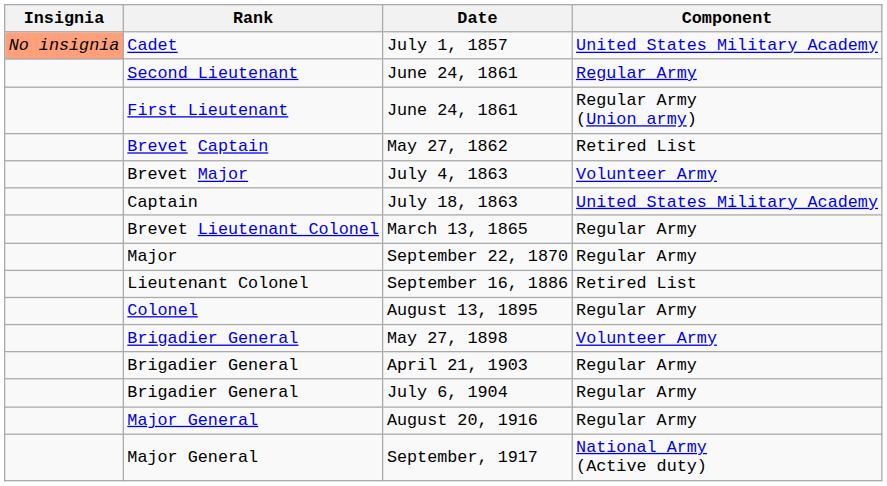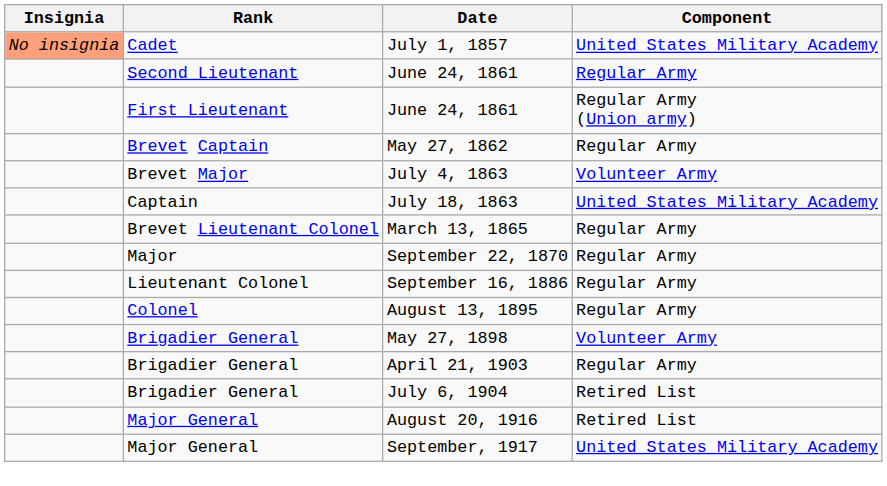(636, 147) Retired List -> (636, 147) Regular Army
(636, 284) Retired List -> (636, 284) Regular Army
(636, 393) Regular Army -> (636, 393) Retired List
(636, 420) Regular Army -> (636, 420) Retired List
(641, 457) National Army (Active duty) -> (727, 448) United States Military Academy
